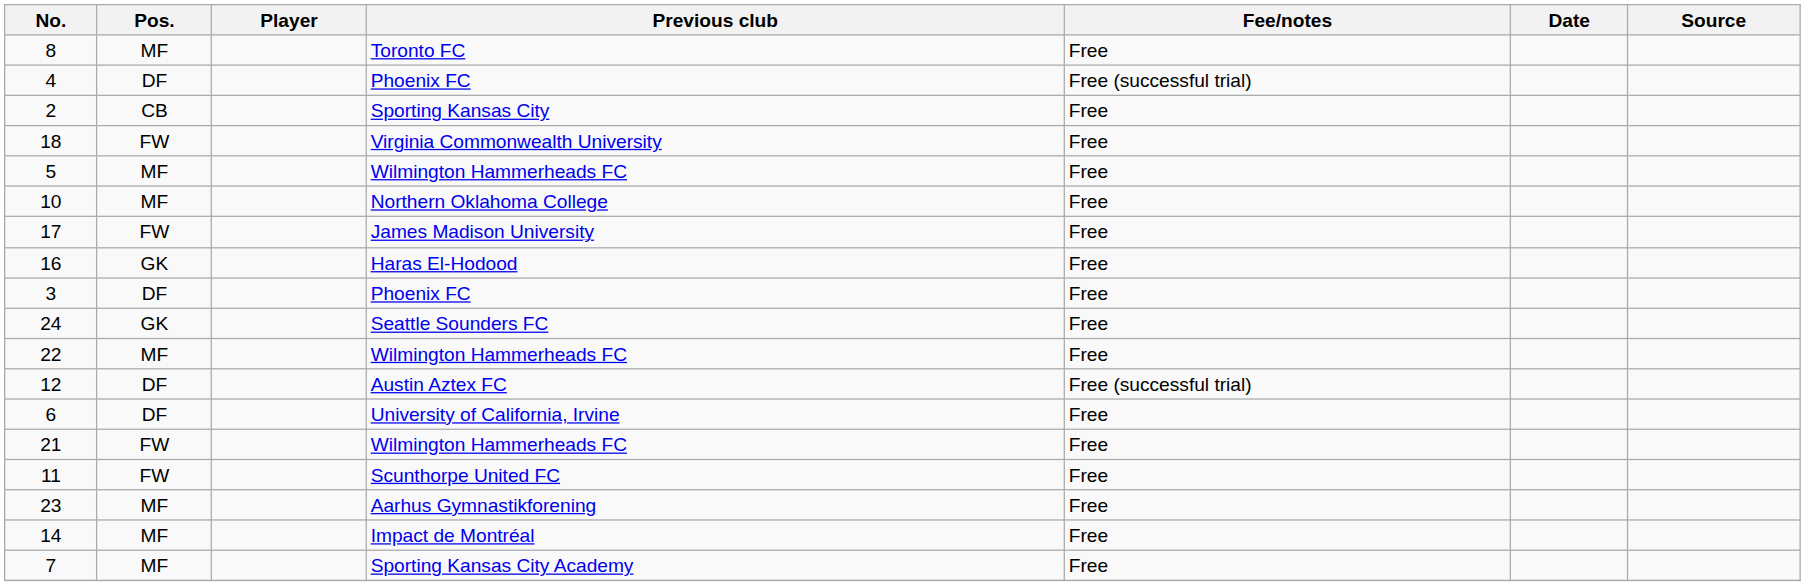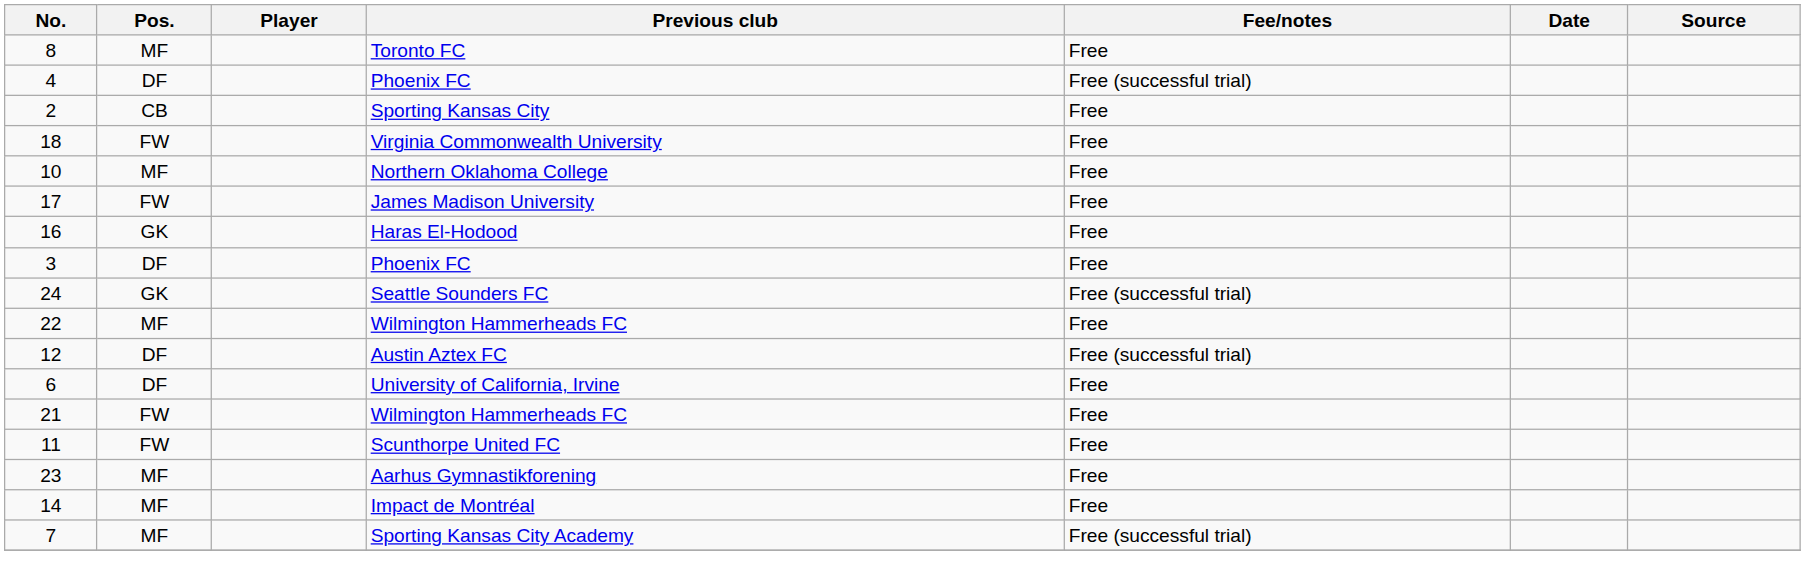- row: (51, 172)
(1088, 323) Free -> (1160, 293) Free (successful trial)
(1088, 566) Free -> (1160, 535) Free (successful trial)
